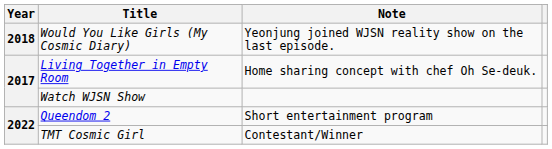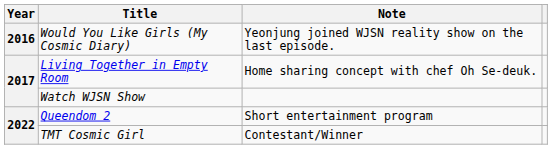(21, 39) 2018 -> (21, 39) 2016
